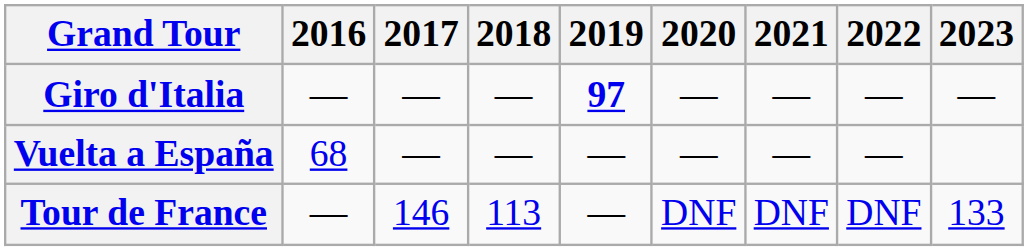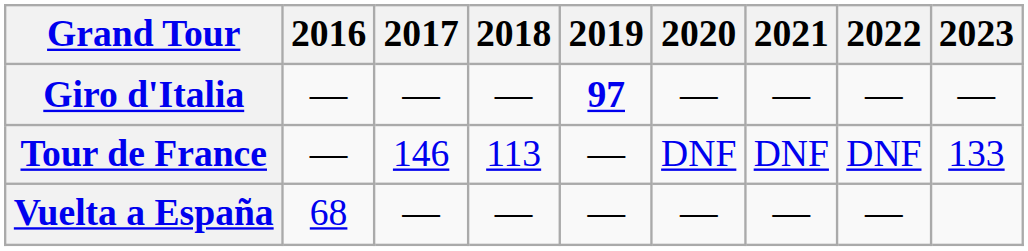rows swapped: (144, 213) <-> (144, 153)
